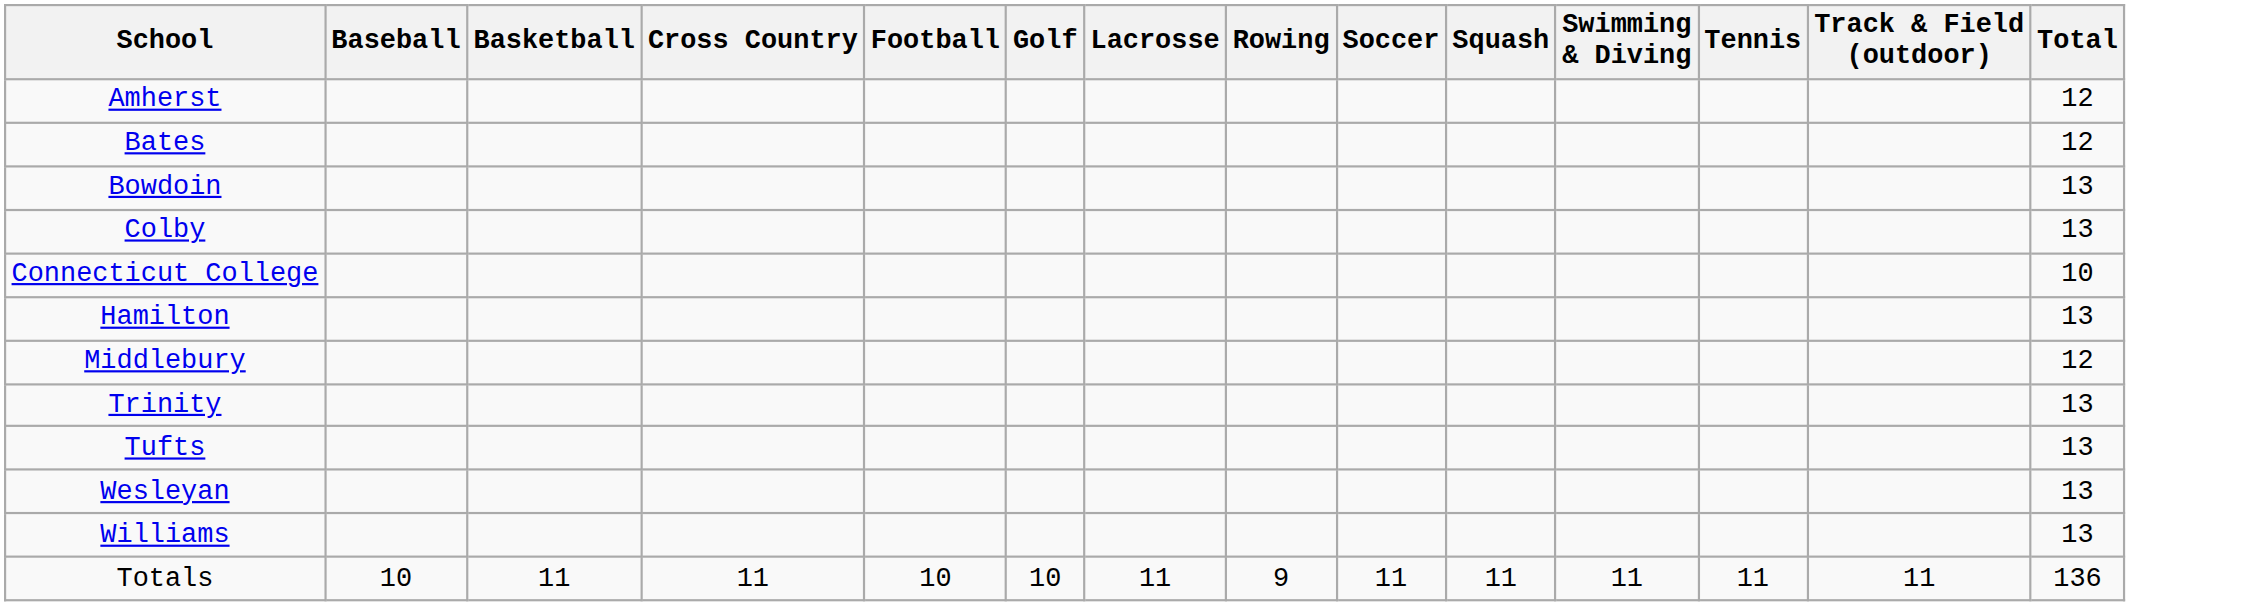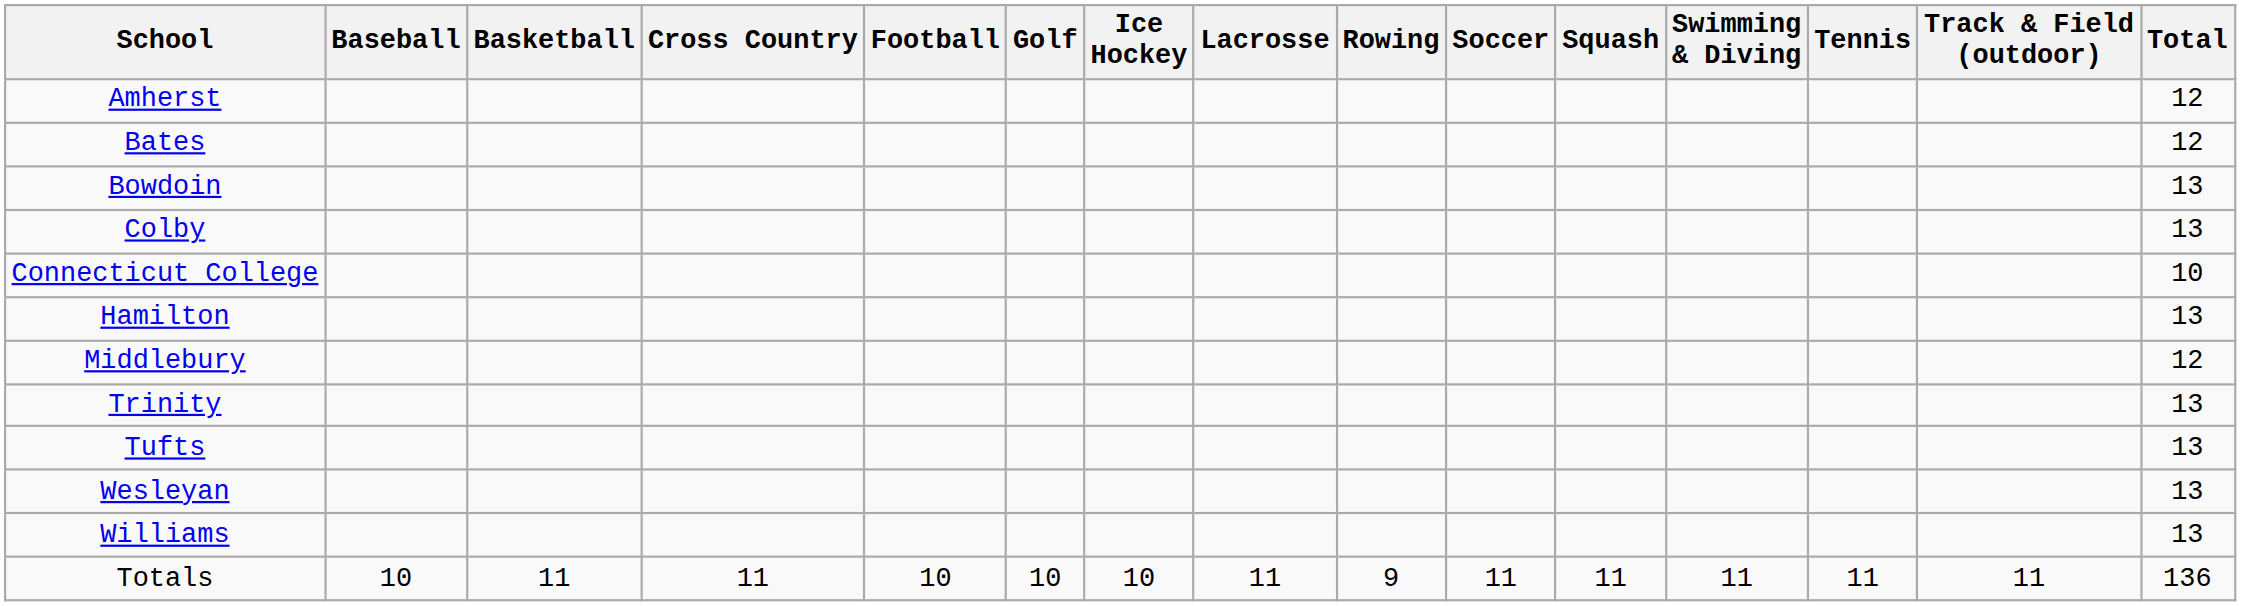+ column: (1139, 42)
